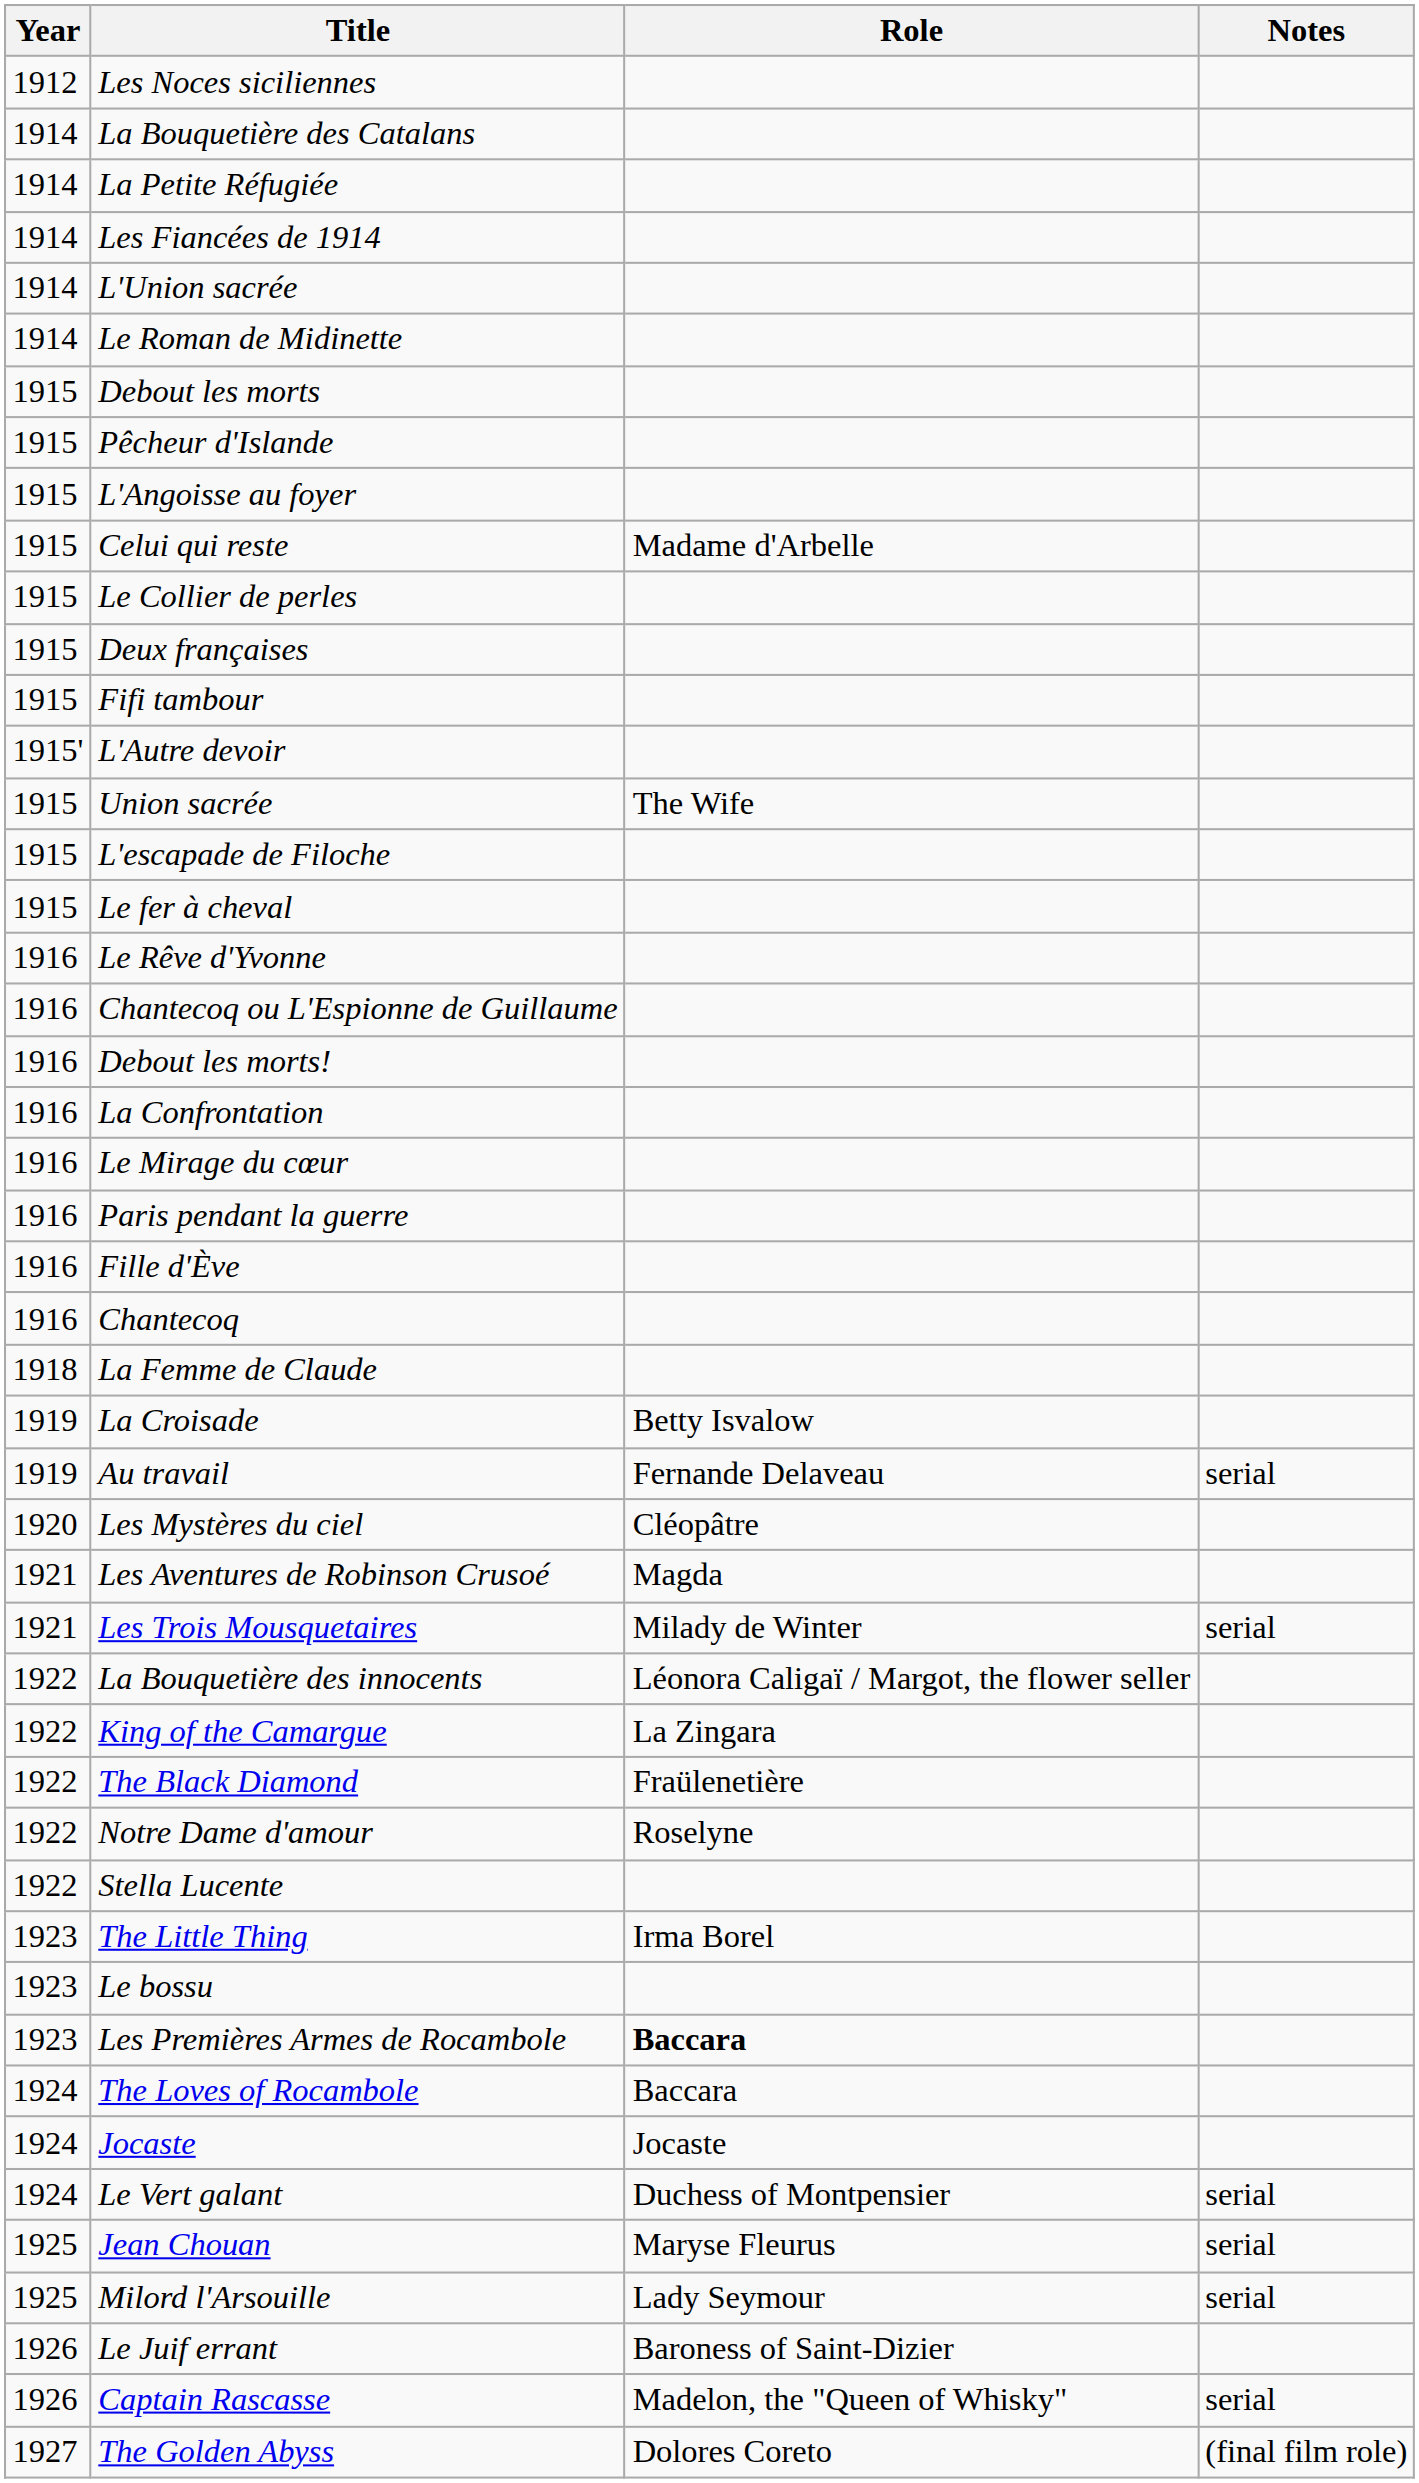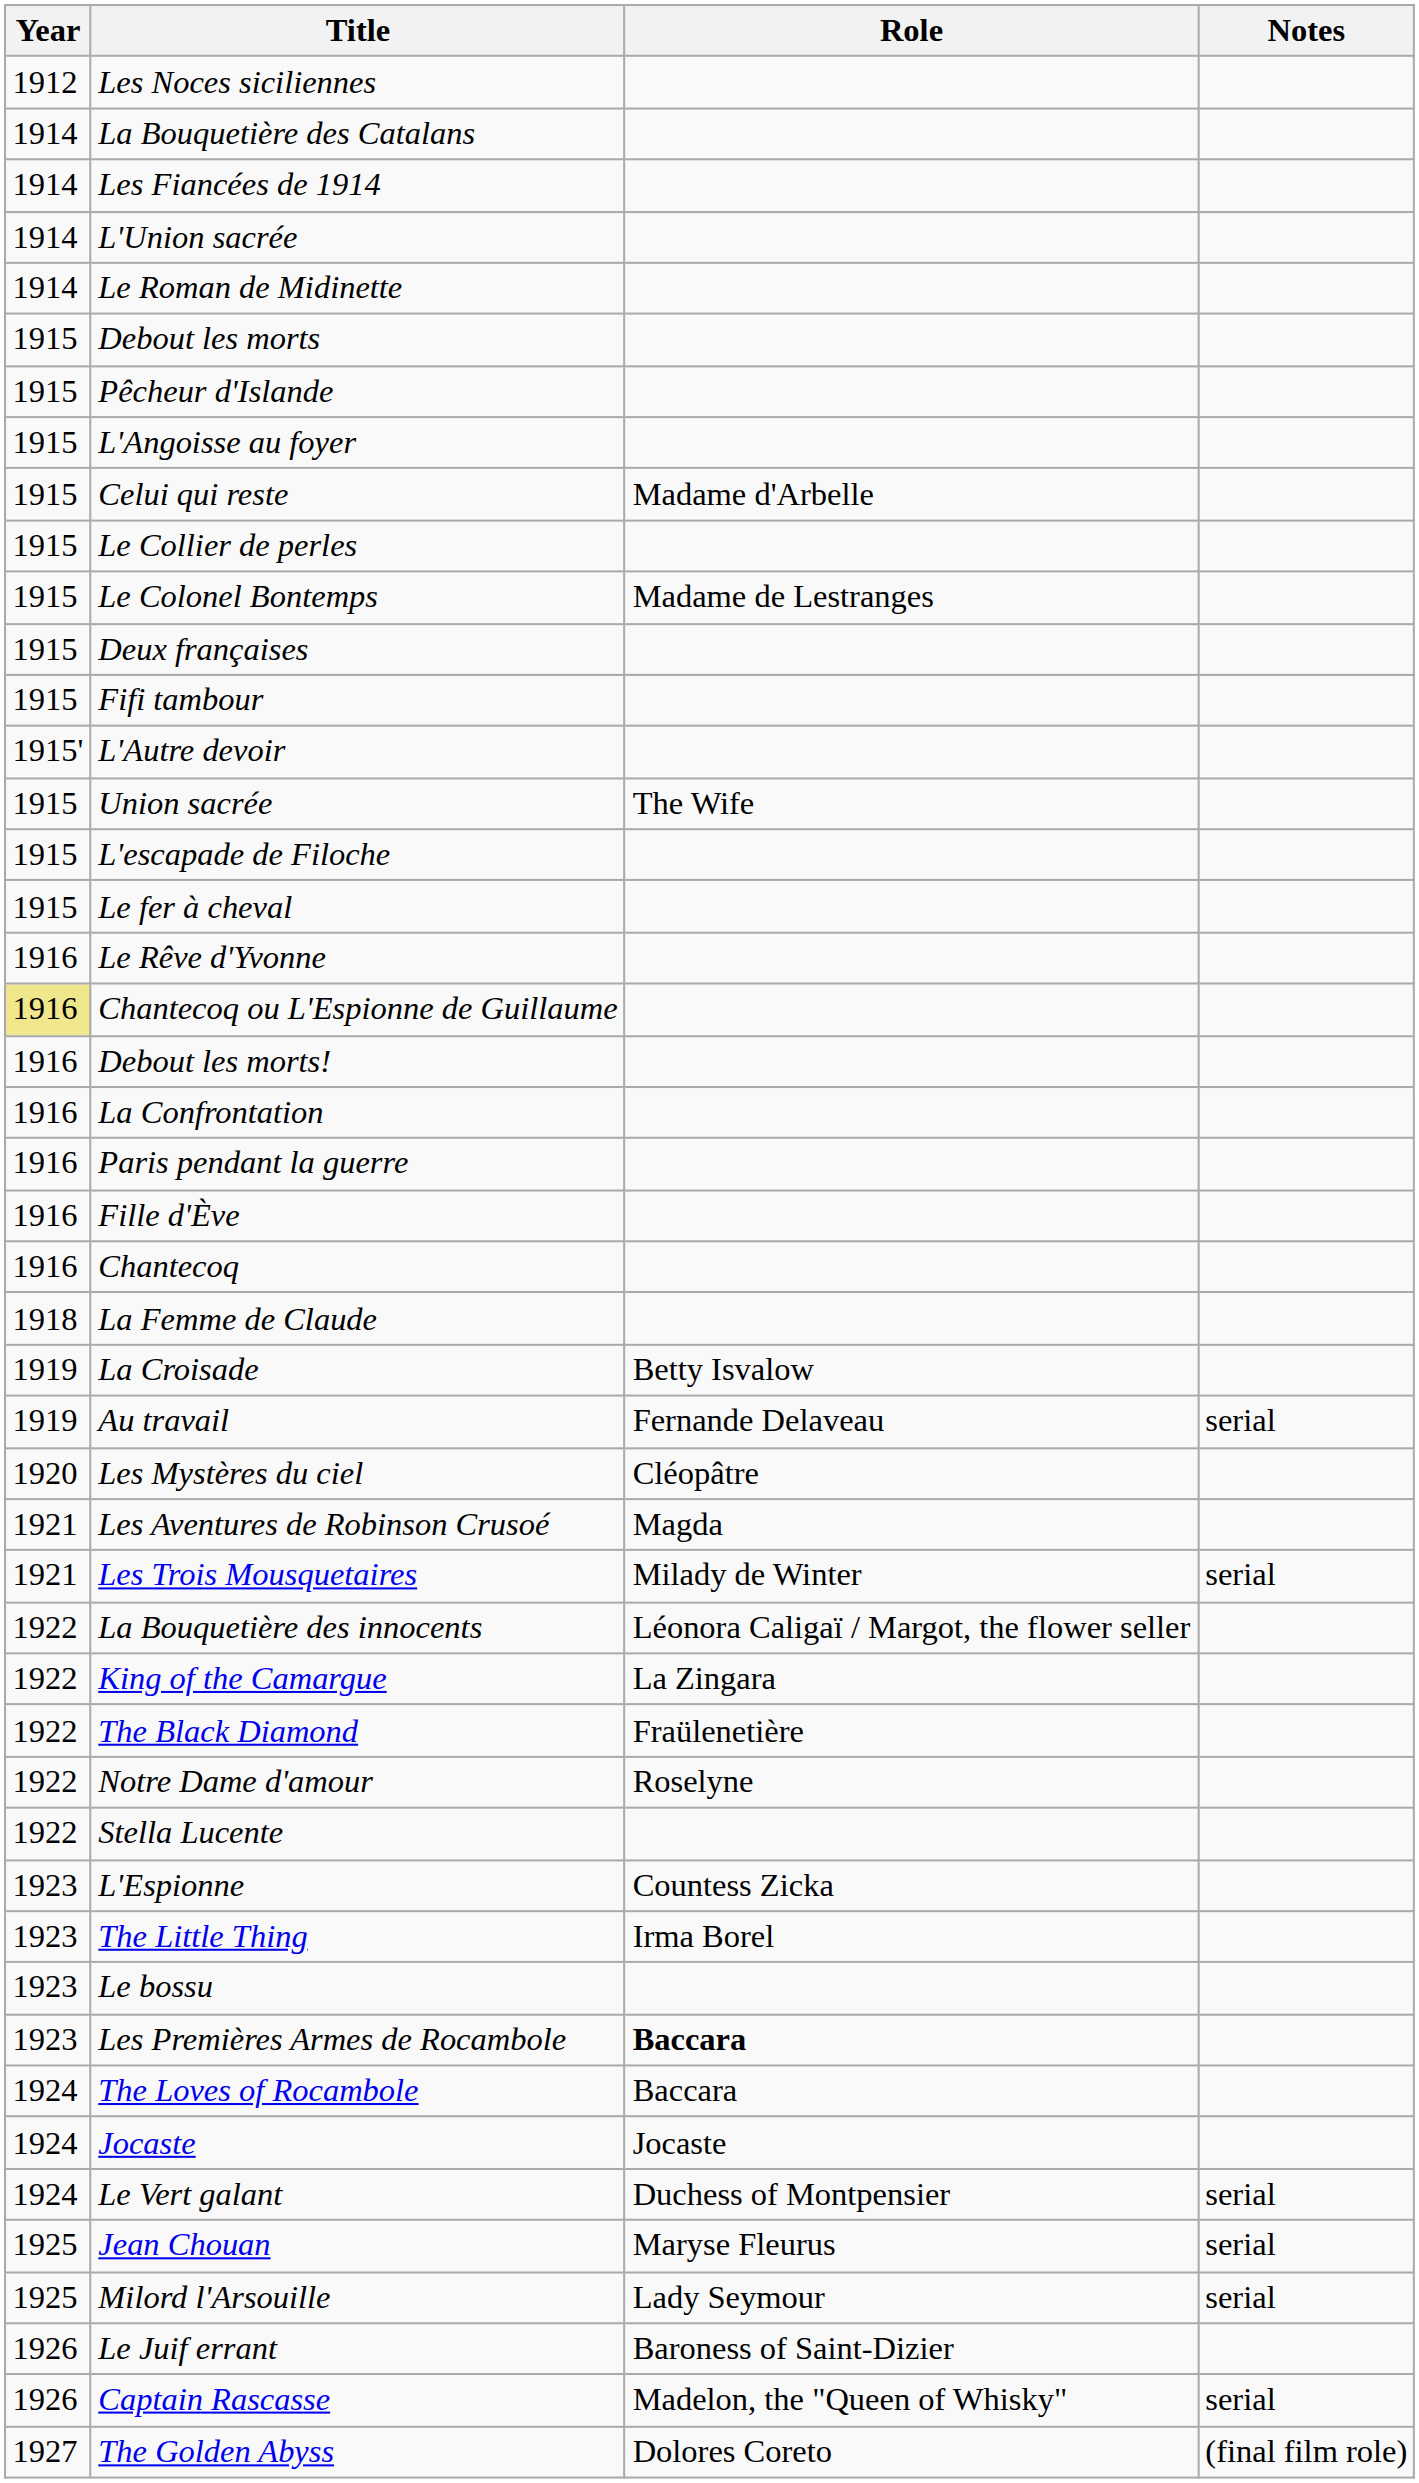- row: (218, 184)
+ row: (238, 596)
(45, 1008) no background -> (45, 1008) khaki background
- row: (223, 1163)
+ row: (171, 1884)
